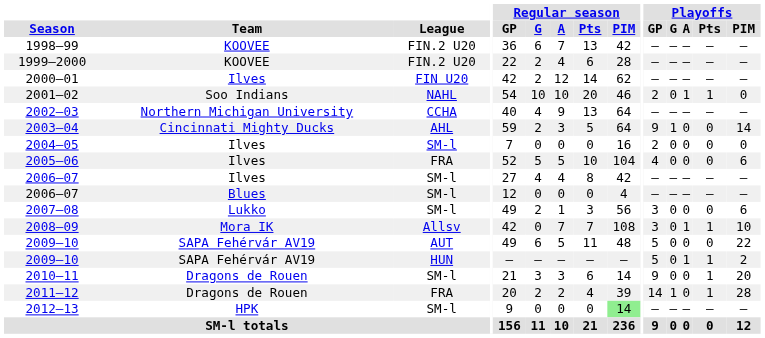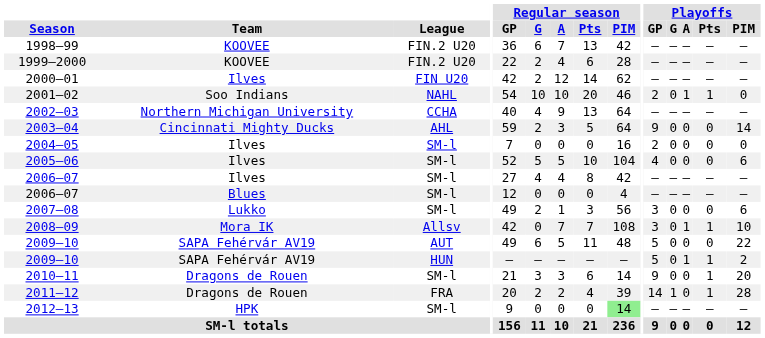(673, 128) 1 -> (673, 128) 0
(442, 161) FRA -> (442, 161) SM-l
